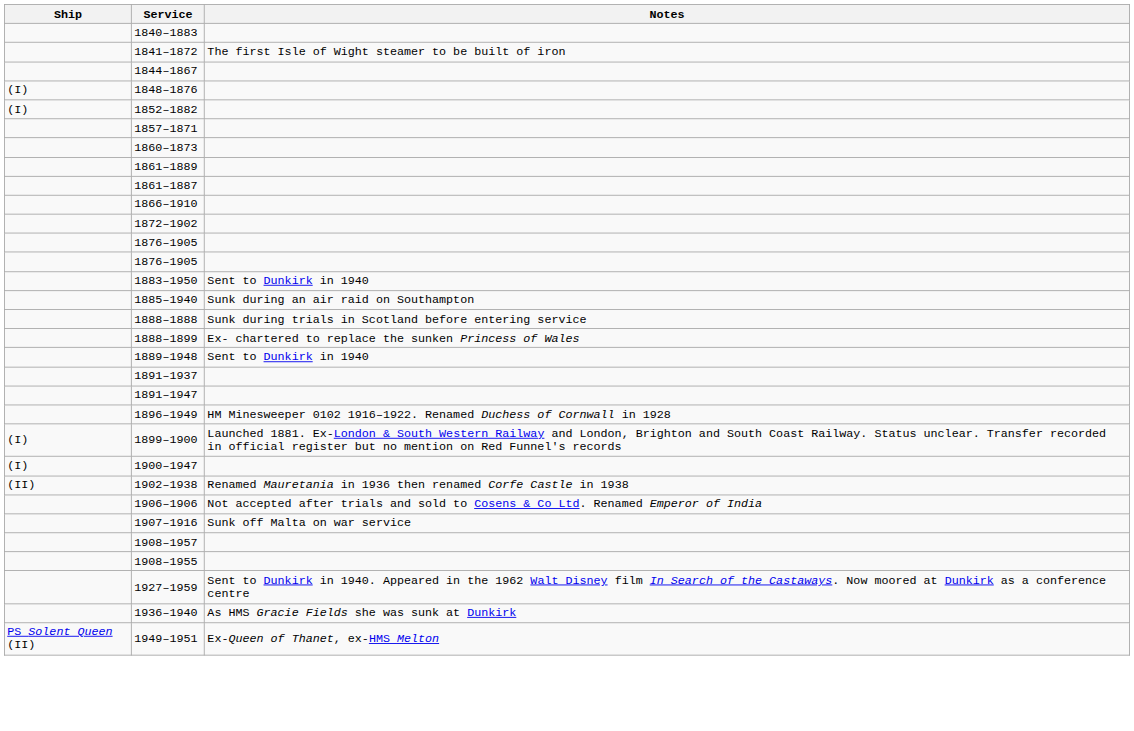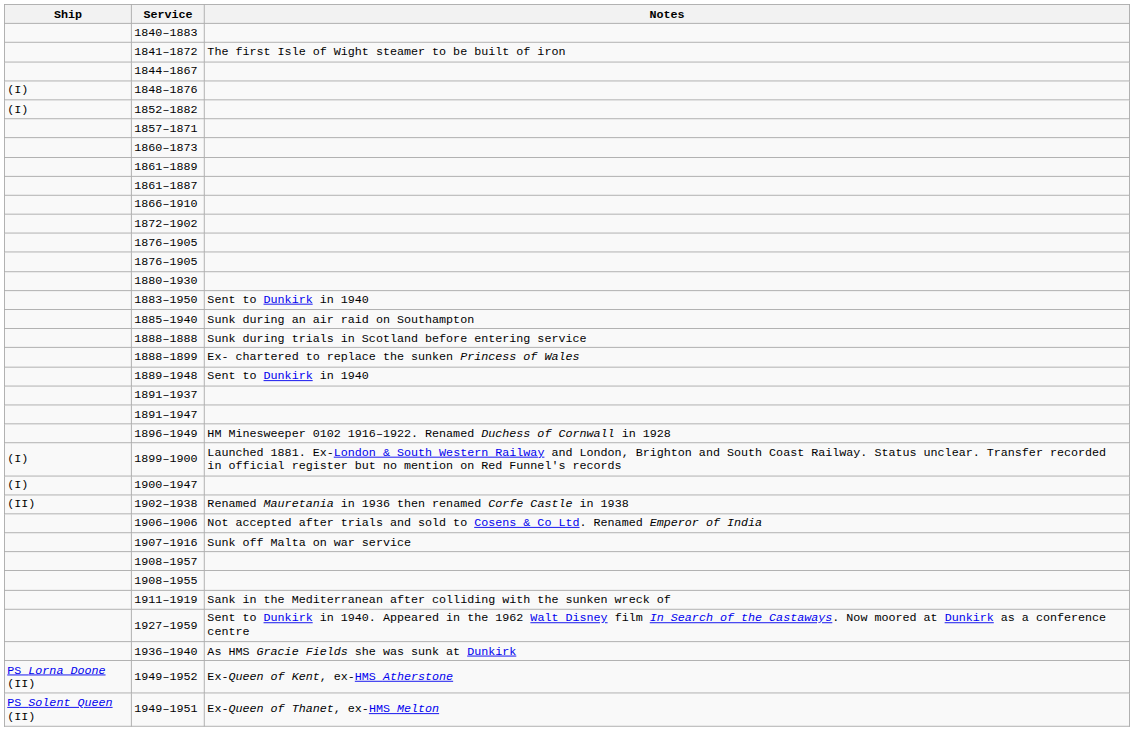+ row: (166, 281)
+ row: (166, 600)
+ row: (166, 677)
